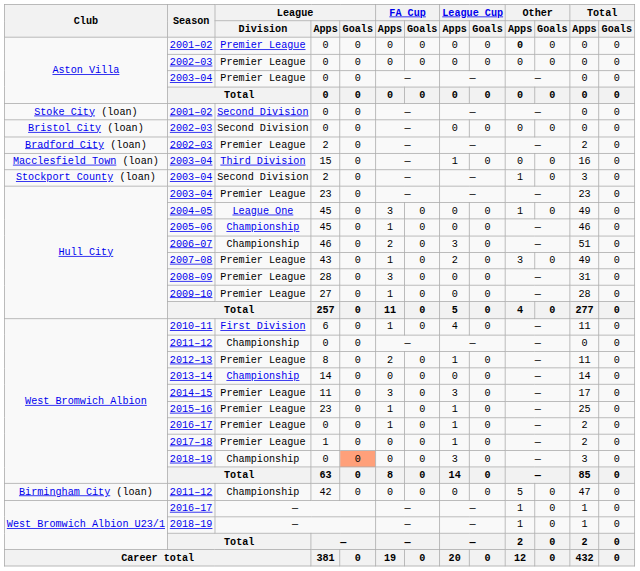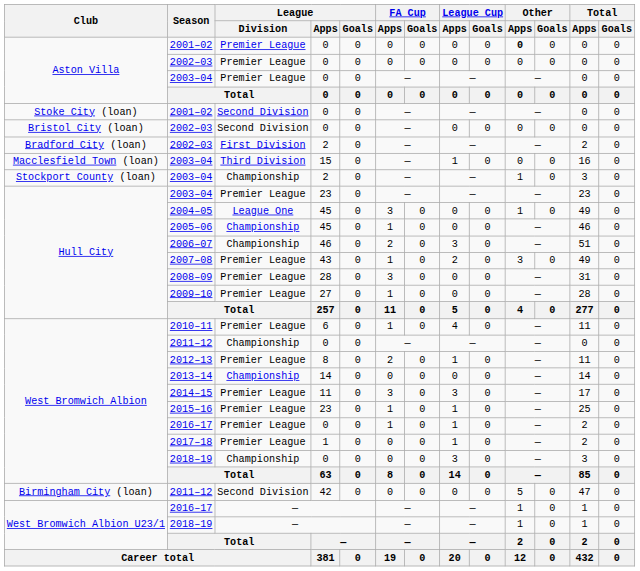(263, 145) Premier League -> (263, 145) First Division
(263, 178) Second Division -> (263, 178) Championship
(263, 327) First Division -> (263, 327) Premier League
(358, 459) lightsalmon background -> (358, 459) no background
(263, 492) Championship -> (263, 492) Second Division
